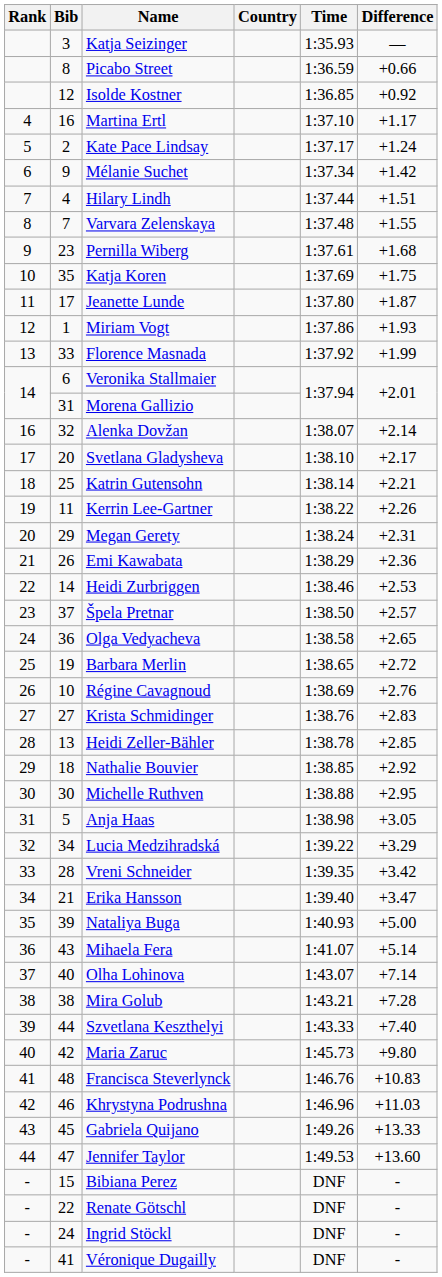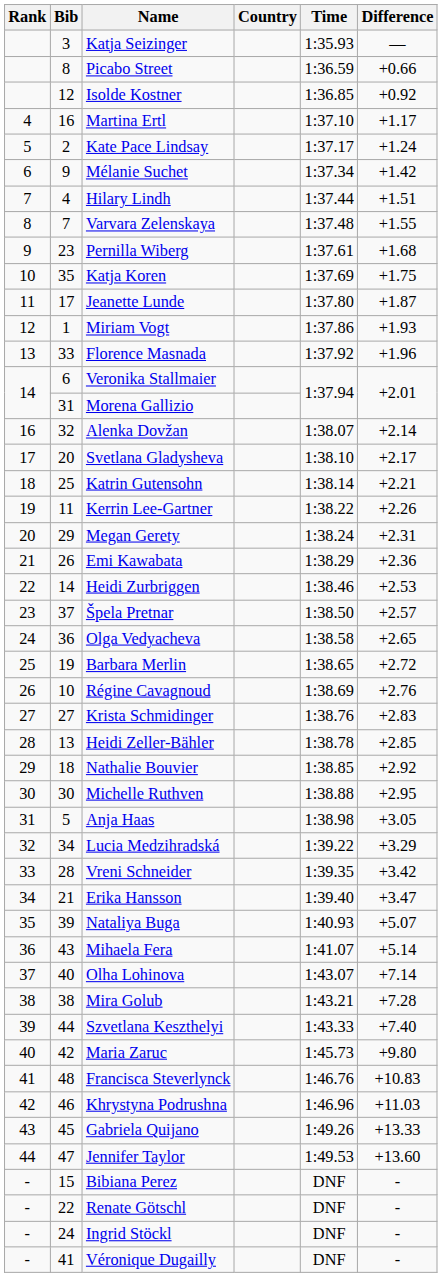(398, 353) +1.99 -> (398, 353) +1.96
(398, 923) +5.00 -> (398, 923) +5.07
